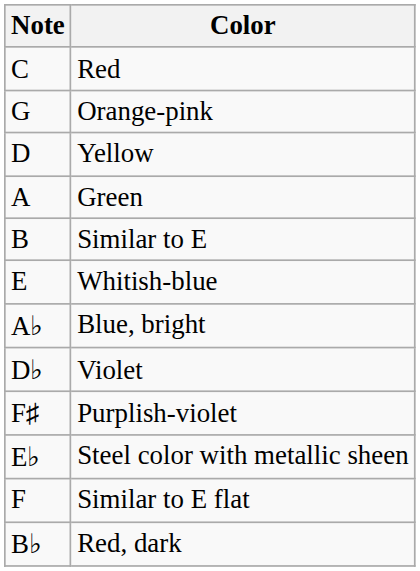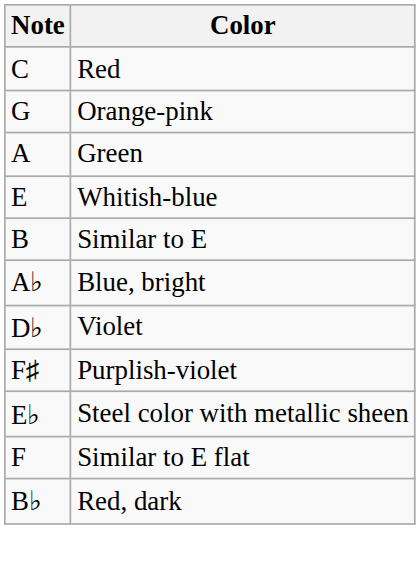- row: (115, 153)
rows swapped: (147, 281) <-> (142, 238)
